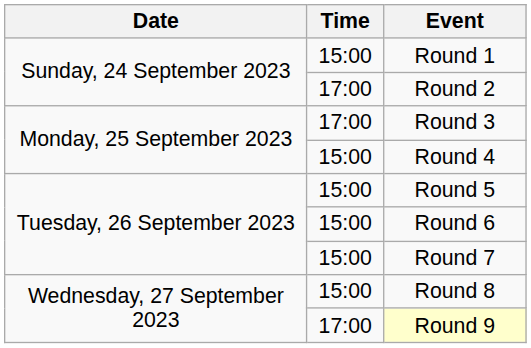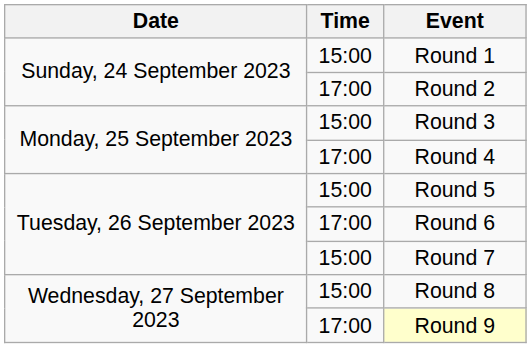(345, 122) 17:00 -> (345, 122) 15:00
(345, 156) 15:00 -> (345, 156) 17:00
(345, 223) 15:00 -> (345, 223) 17:00
